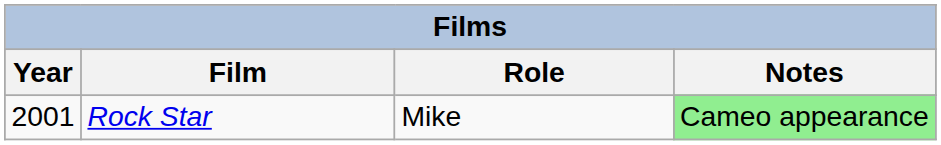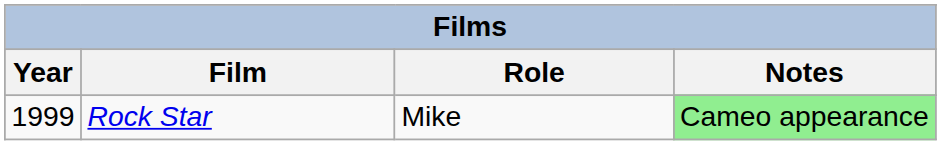(43, 116) 2001 -> (43, 116) 1999
